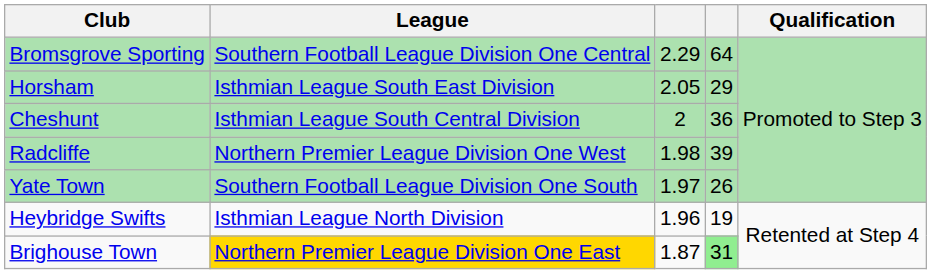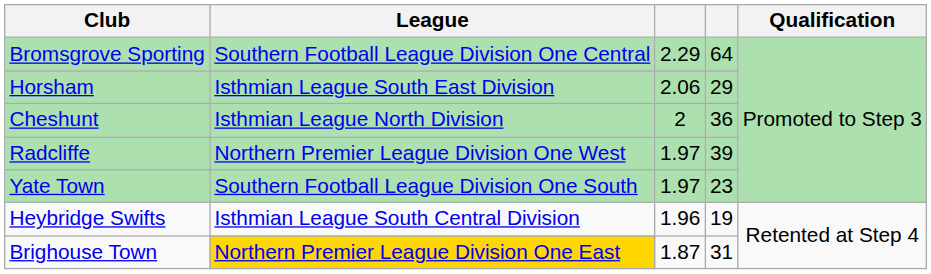(680, 86) 2.05 -> (680, 86) 2.06
(397, 119) Isthmian League South Central Division -> (359, 119) Isthmian League North Division
(680, 152) 1.98 -> (680, 152) 1.97
(722, 185) 26 -> (722, 185) 23
(359, 218) Isthmian League North Division -> (397, 218) Isthmian League South Central Division
(722, 251) lightgreen background -> (722, 251) no background
